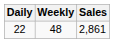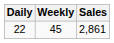(56, 30) 48 -> (56, 30) 45
